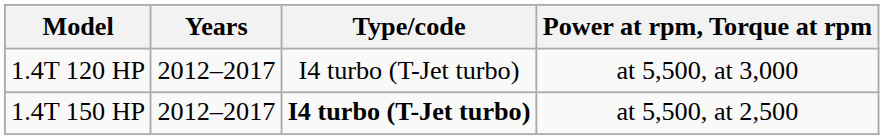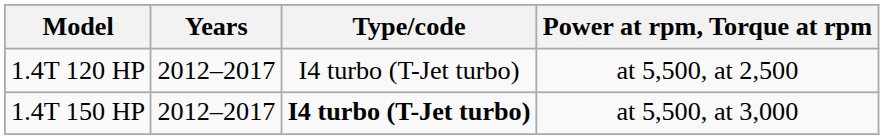(707, 69) at 5,500, at 3,000 -> (707, 69) at 5,500, at 2,500
(707, 112) at 5,500, at 2,500 -> (707, 112) at 5,500, at 3,000
